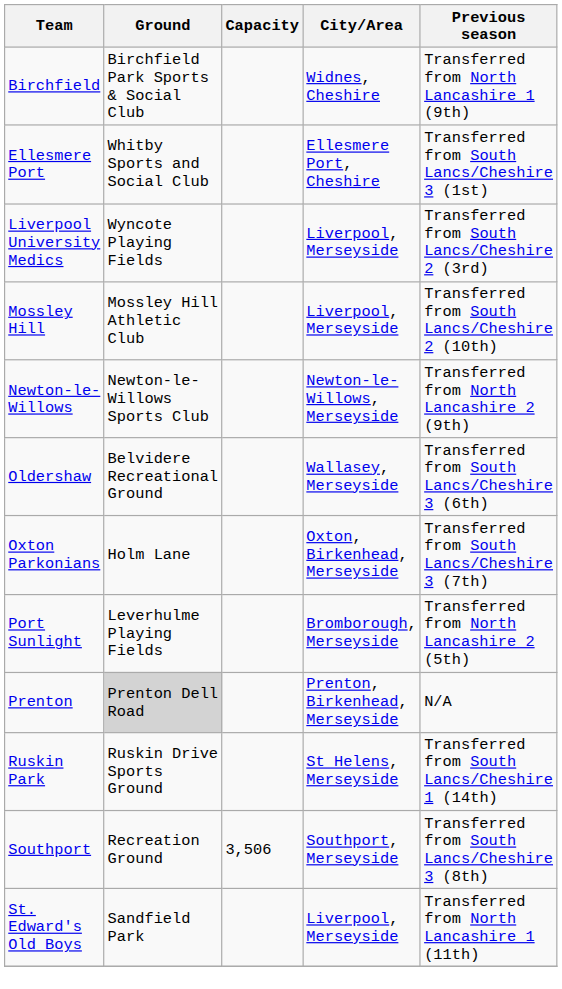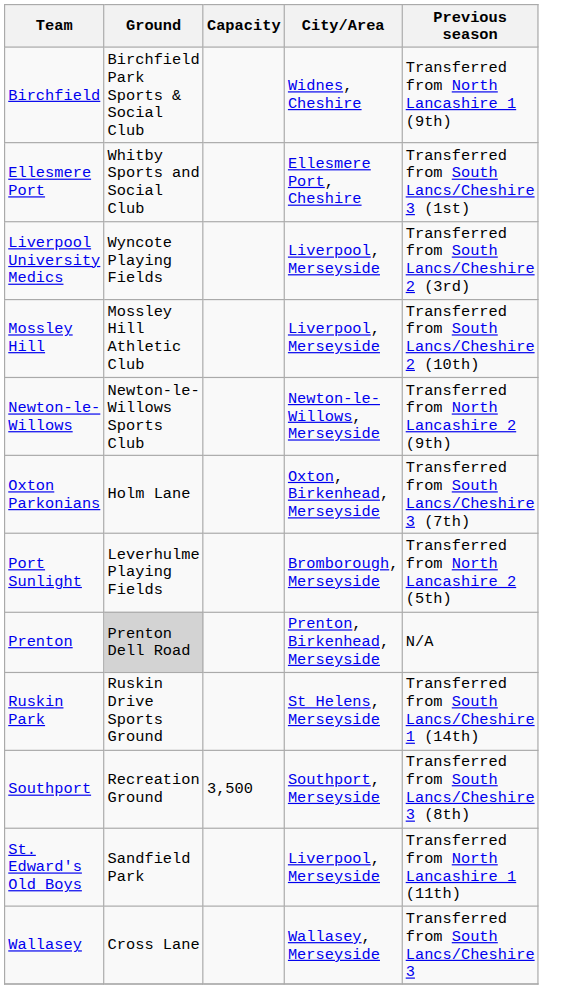- row: (50, 477)
(248, 850) 3,506 -> (230, 789) 3,500
+ row: (45, 945)
